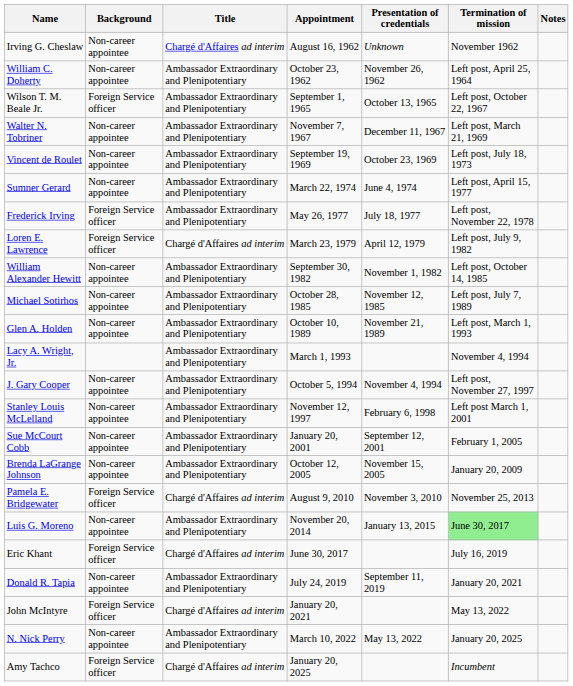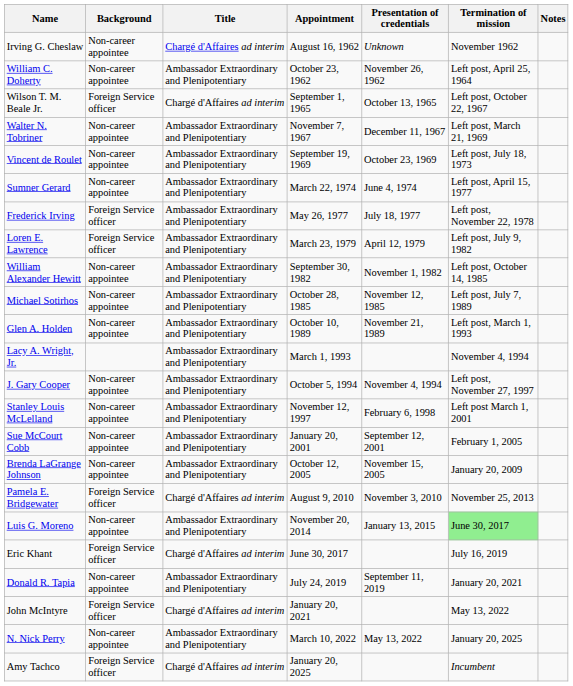(221, 103) Ambassador Extraordinary and Plenipotentiary -> (225, 103) Chargé d'Affaires ad interim
(225, 244) Chargé d'Affaires ad interim -> (221, 244) Ambassador Extraordinary and Plenipotentiary
